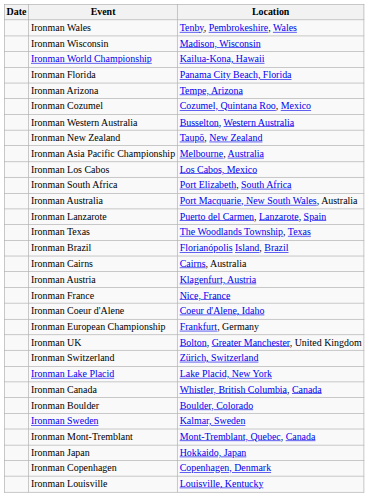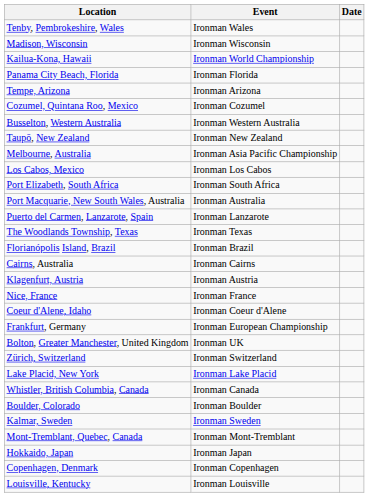columns swapped: (17, 12) <-> (271, 12)
